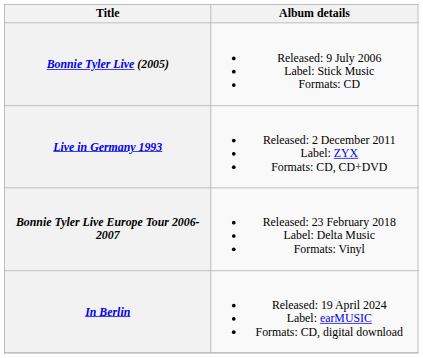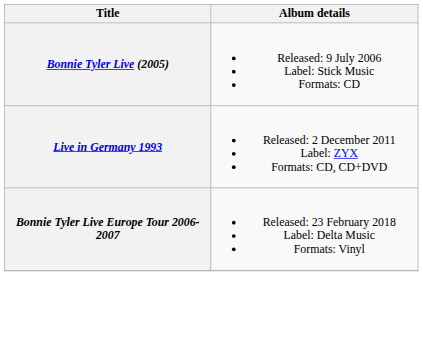- row: (108, 311)
